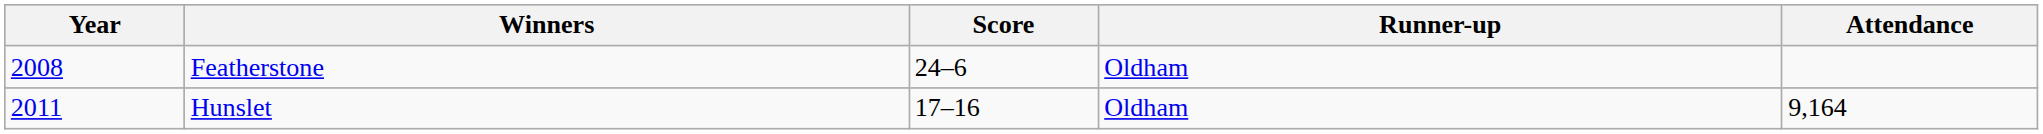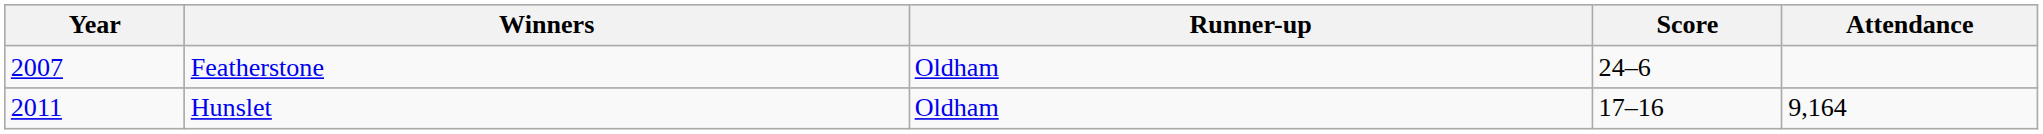columns swapped: (1003, 25) <-> (1440, 25)
(37, 66) 2008 -> (37, 66) 2007
